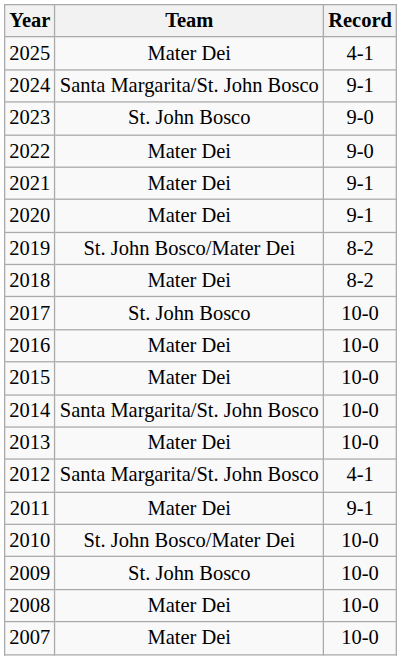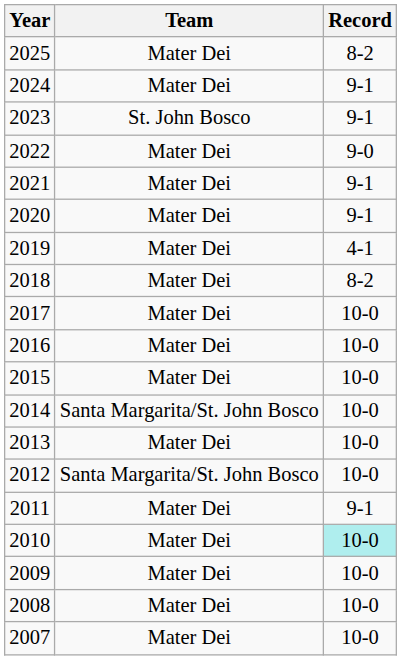(360, 53) 4-1 -> (360, 53) 8-2
(189, 85) Santa Margarita/St. John Bosco -> (189, 85) Mater Dei
(360, 118) 9-0 -> (360, 118) 9-1
(189, 248) St. John Bosco/Mater Dei -> (189, 248) Mater Dei
(360, 248) 8-2 -> (360, 248) 4-1
(189, 313) St. John Bosco -> (189, 313) Mater Dei
(360, 475) 4-1 -> (360, 475) 10-0
(189, 540) St. John Bosco/Mater Dei -> (189, 540) Mater Dei
(360, 540) no background -> (360, 540) paleturquoise background
(189, 572) St. John Bosco -> (189, 572) Mater Dei
